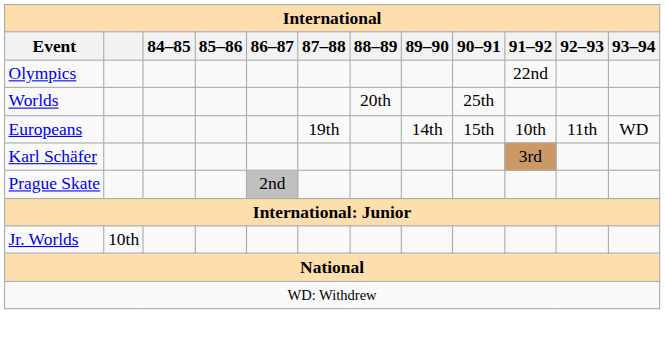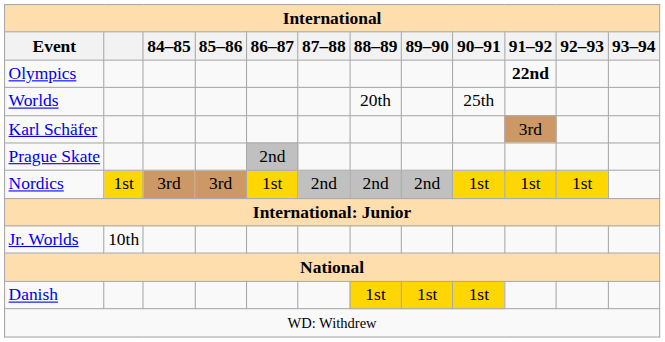(530, 73) normal -> (530, 73) bold
- row: (45, 128)
+ row: (36, 184)
+ row: (33, 294)
